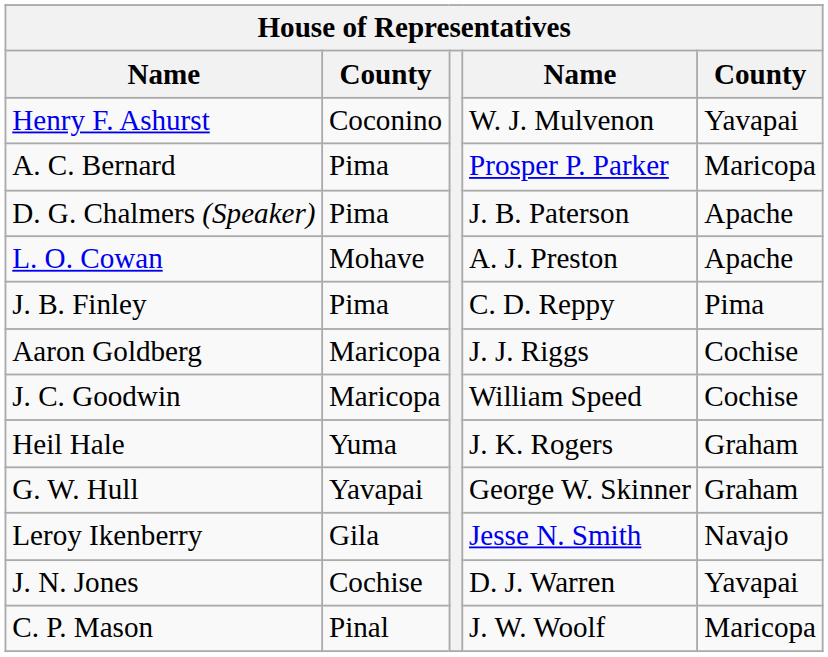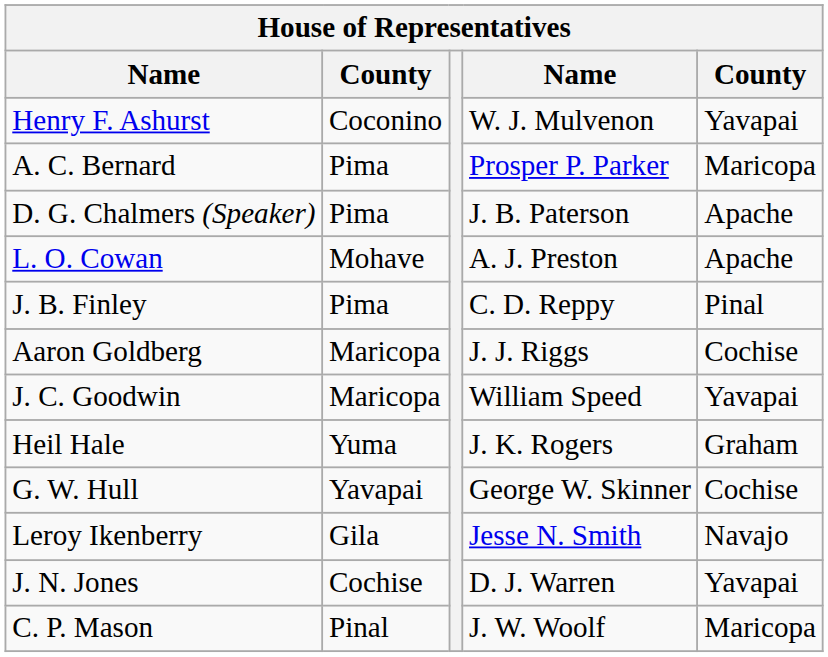(734, 304) Pima -> (734, 304) Pinal
(751, 397) Cochise -> (751, 397) Yavapai
(751, 489) Graham -> (751, 489) Cochise
